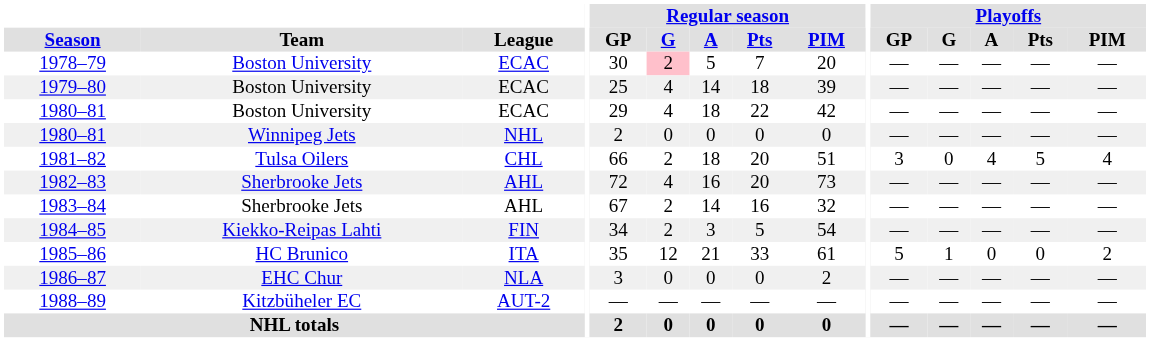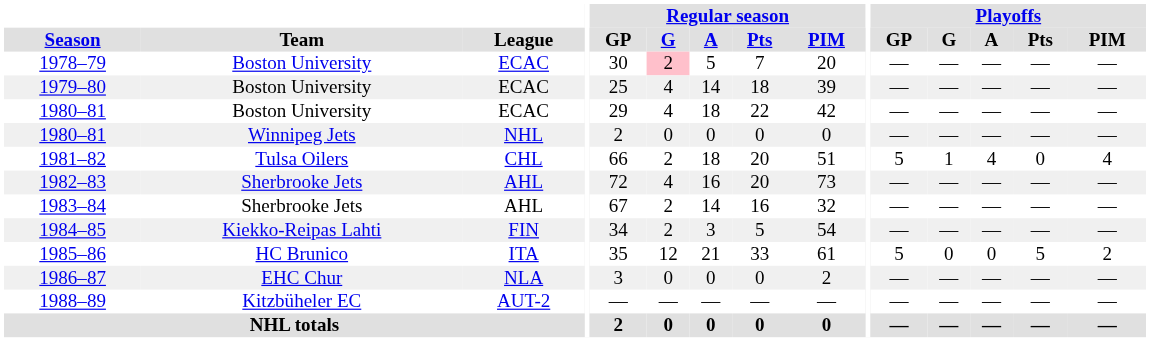(899, 158) 3 -> (899, 158) 5
(949, 158) 0 -> (949, 158) 1
(1040, 158) 5 -> (1040, 158) 0
(949, 253) 1 -> (949, 253) 0
(1040, 253) 0 -> (1040, 253) 5
